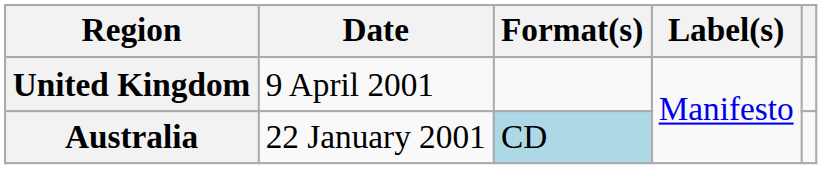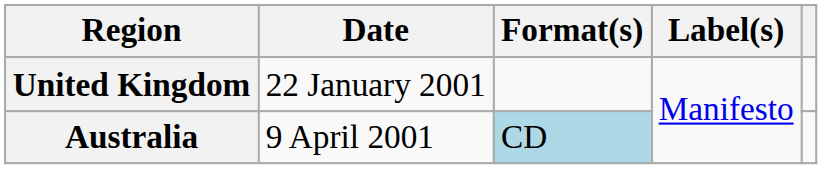(350, 83) 9 April 2001 -> (376, 83) 22 January 2001
(376, 136) 22 January 2001 -> (350, 136) 9 April 2001
